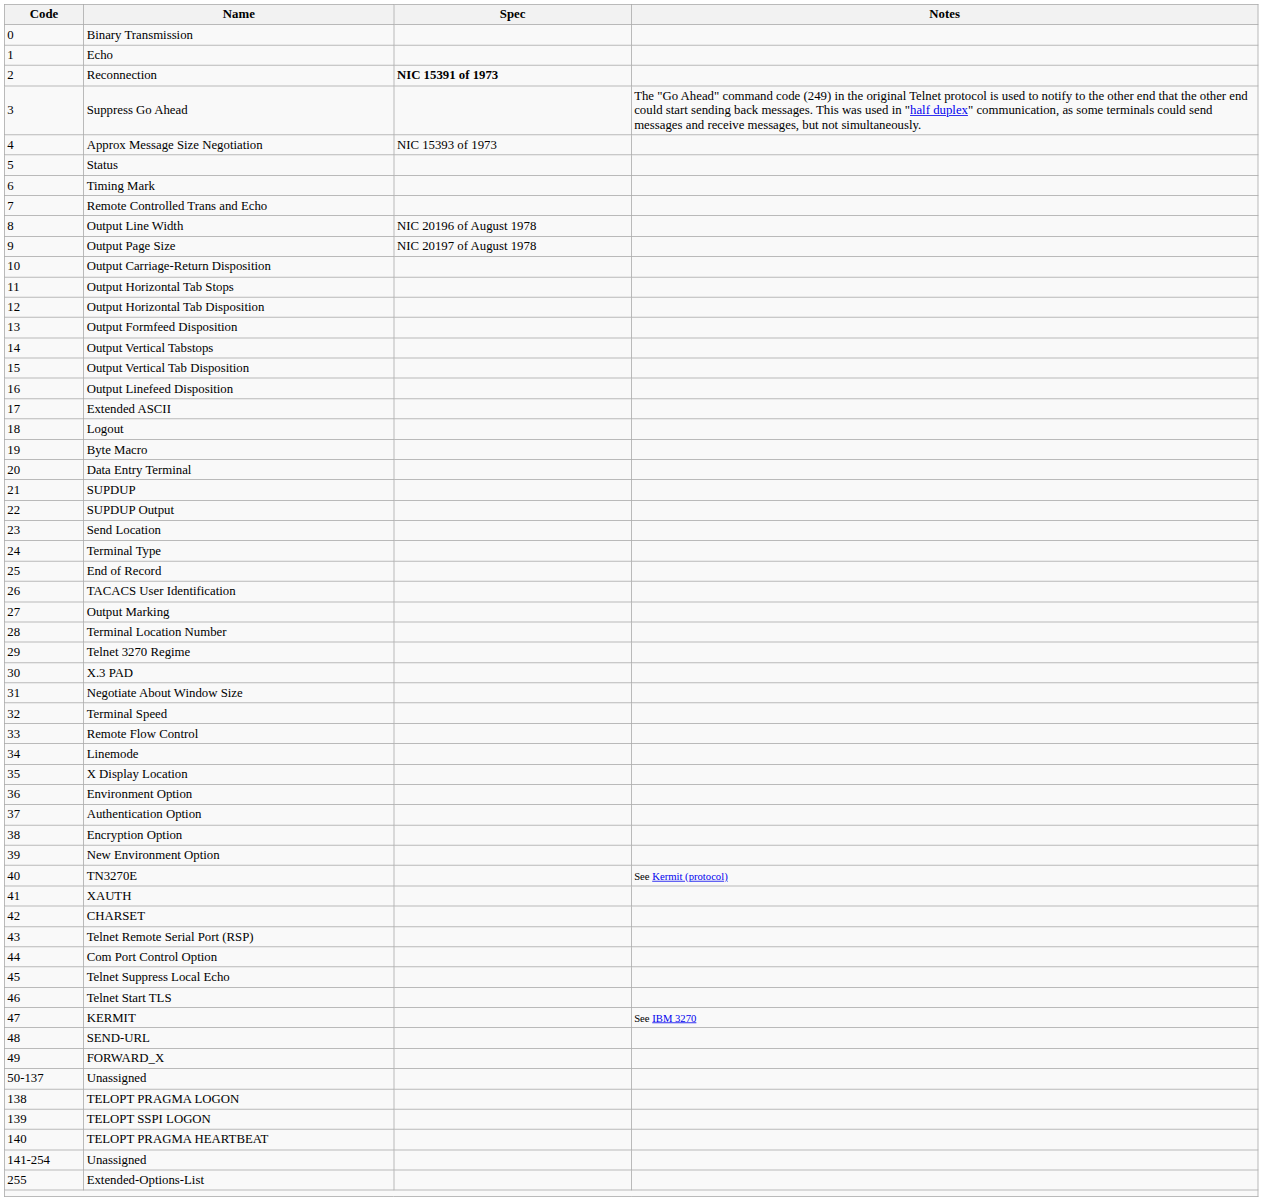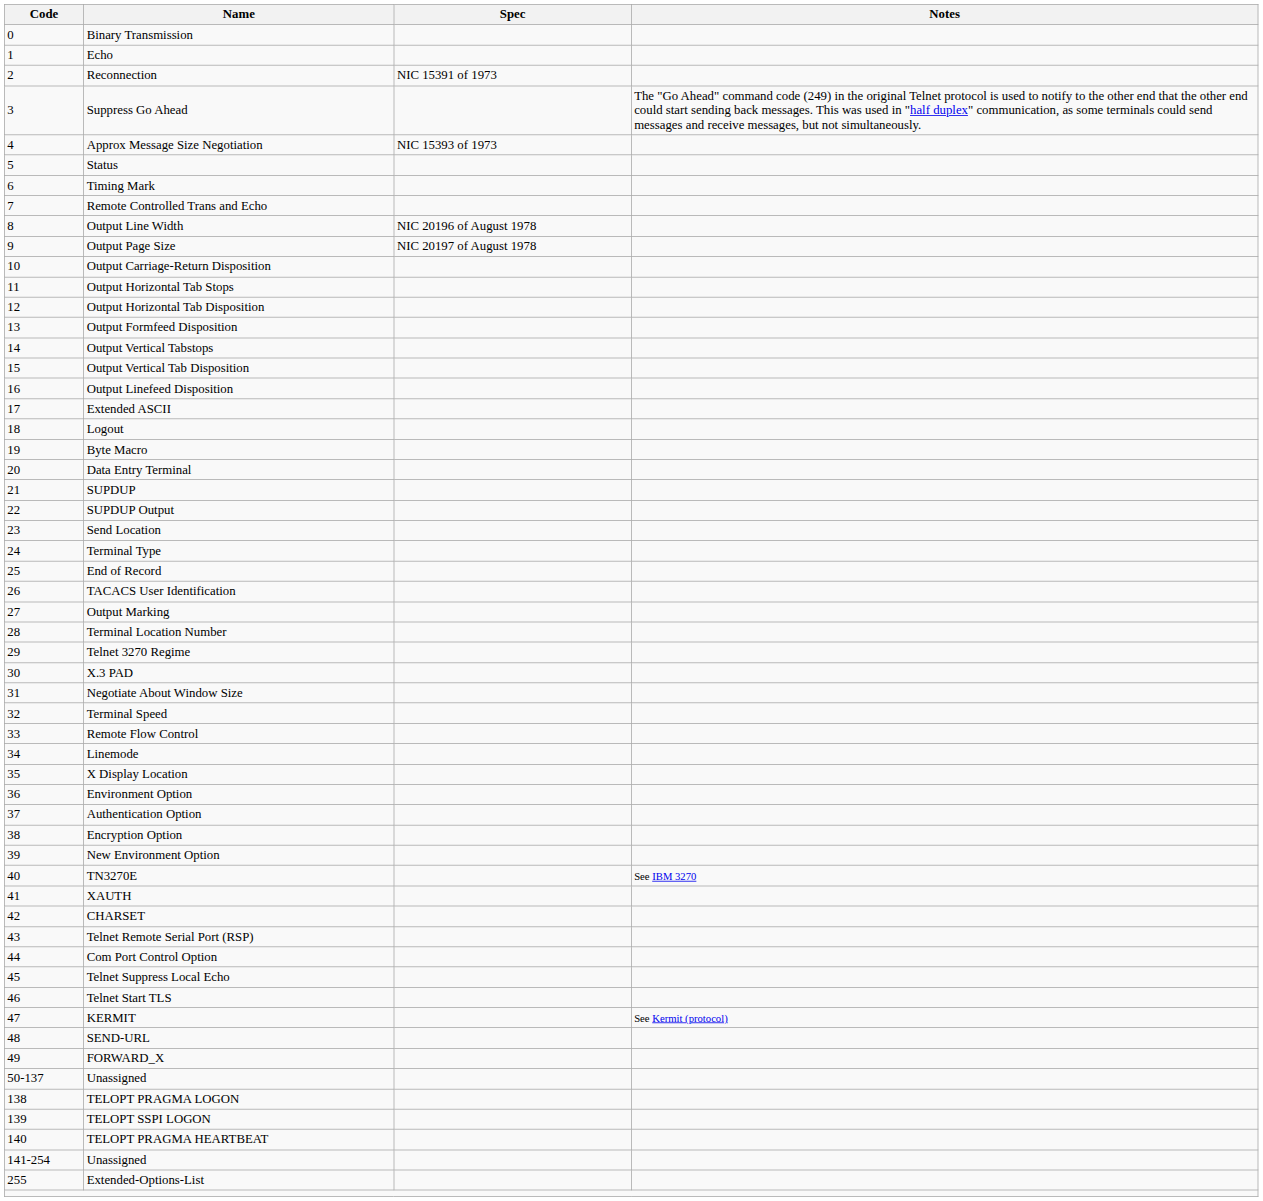(448, 75) bold -> (447, 75) normal
(681, 876) See Kermit (protocol) -> (665, 876) See IBM 3270
(665, 1018) See IBM 3270 -> (681, 1018) See Kermit (protocol)
